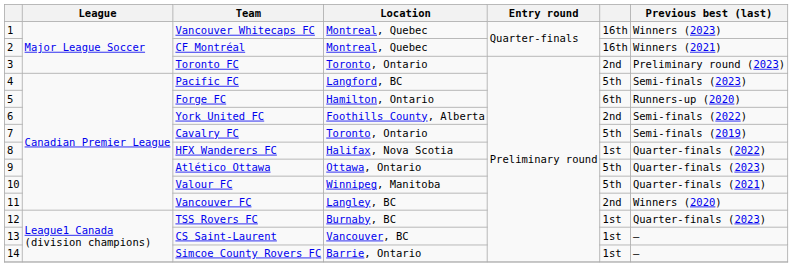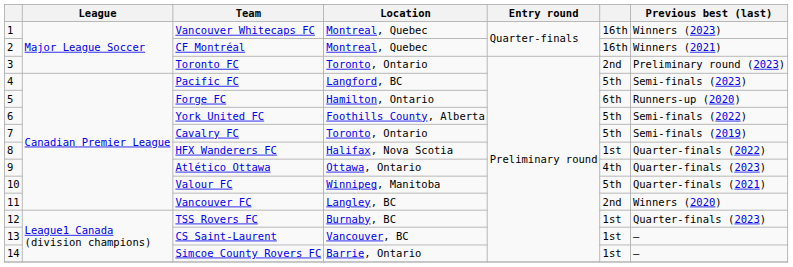(612, 116) 2nd -> (612, 116) 5th
(612, 167) 5th -> (612, 167) 4th
